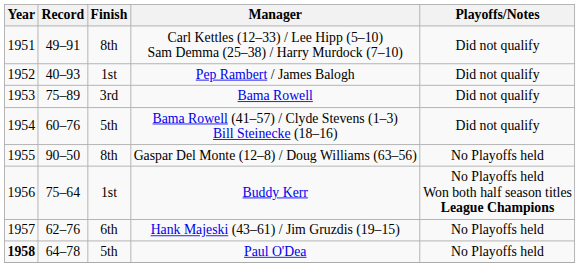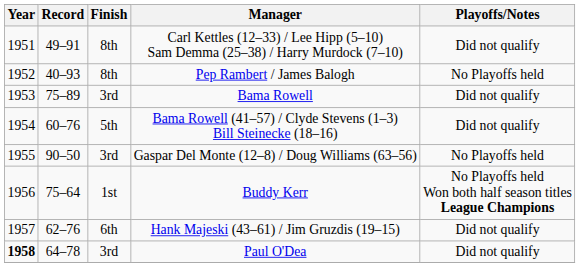(109, 74) 1st -> (109, 74) 8th
(497, 74) Did not qualify -> (497, 74) No Playoffs held
(109, 155) 8th -> (109, 155) 3rd
(497, 230) No Playoffs held -> (497, 230) Did not qualify
(109, 251) 5th -> (109, 251) 3rd
(497, 251) No Playoffs held -> (497, 251) Did not qualify
